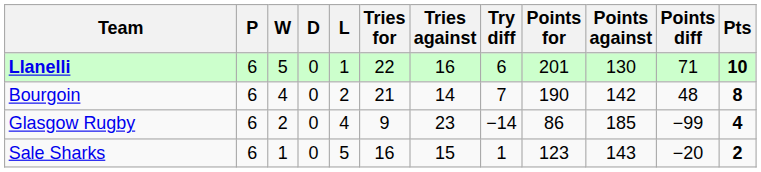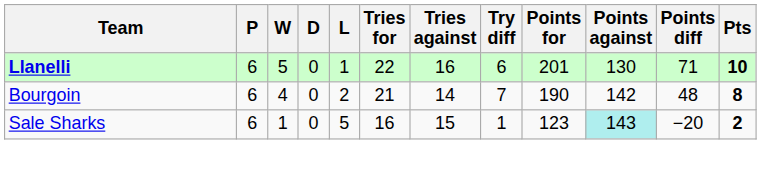- row: (72, 124)
(621, 152) no background -> (621, 124) paleturquoise background
